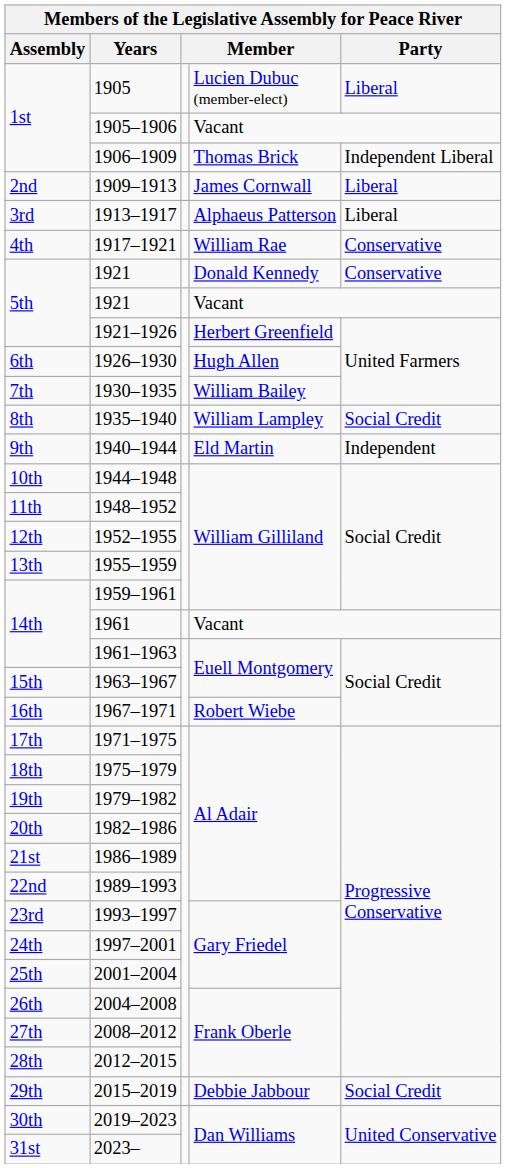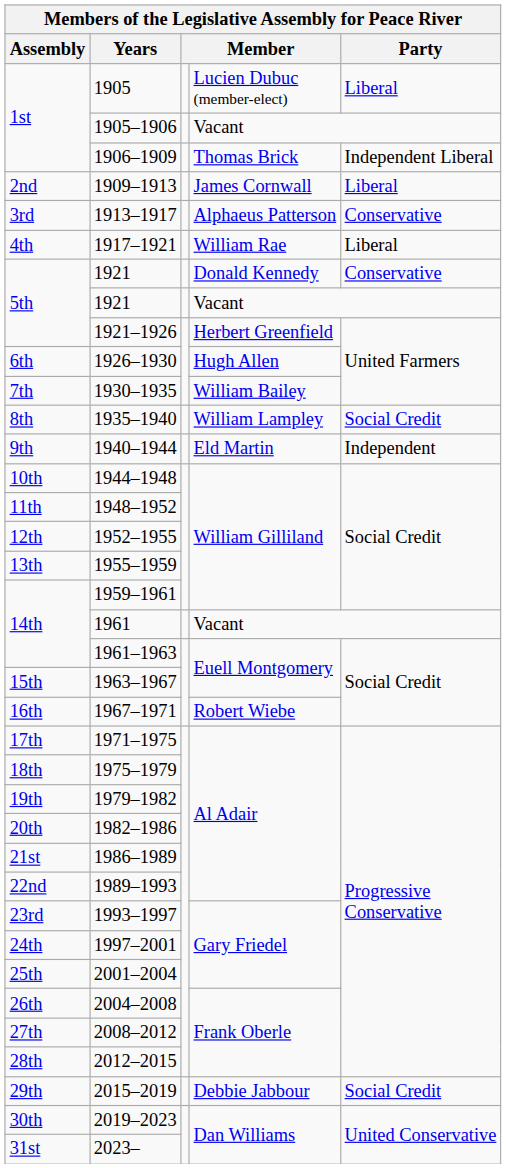(371, 215) Liberal -> (393, 215) Conservative
(393, 244) Conservative -> (371, 244) Liberal
